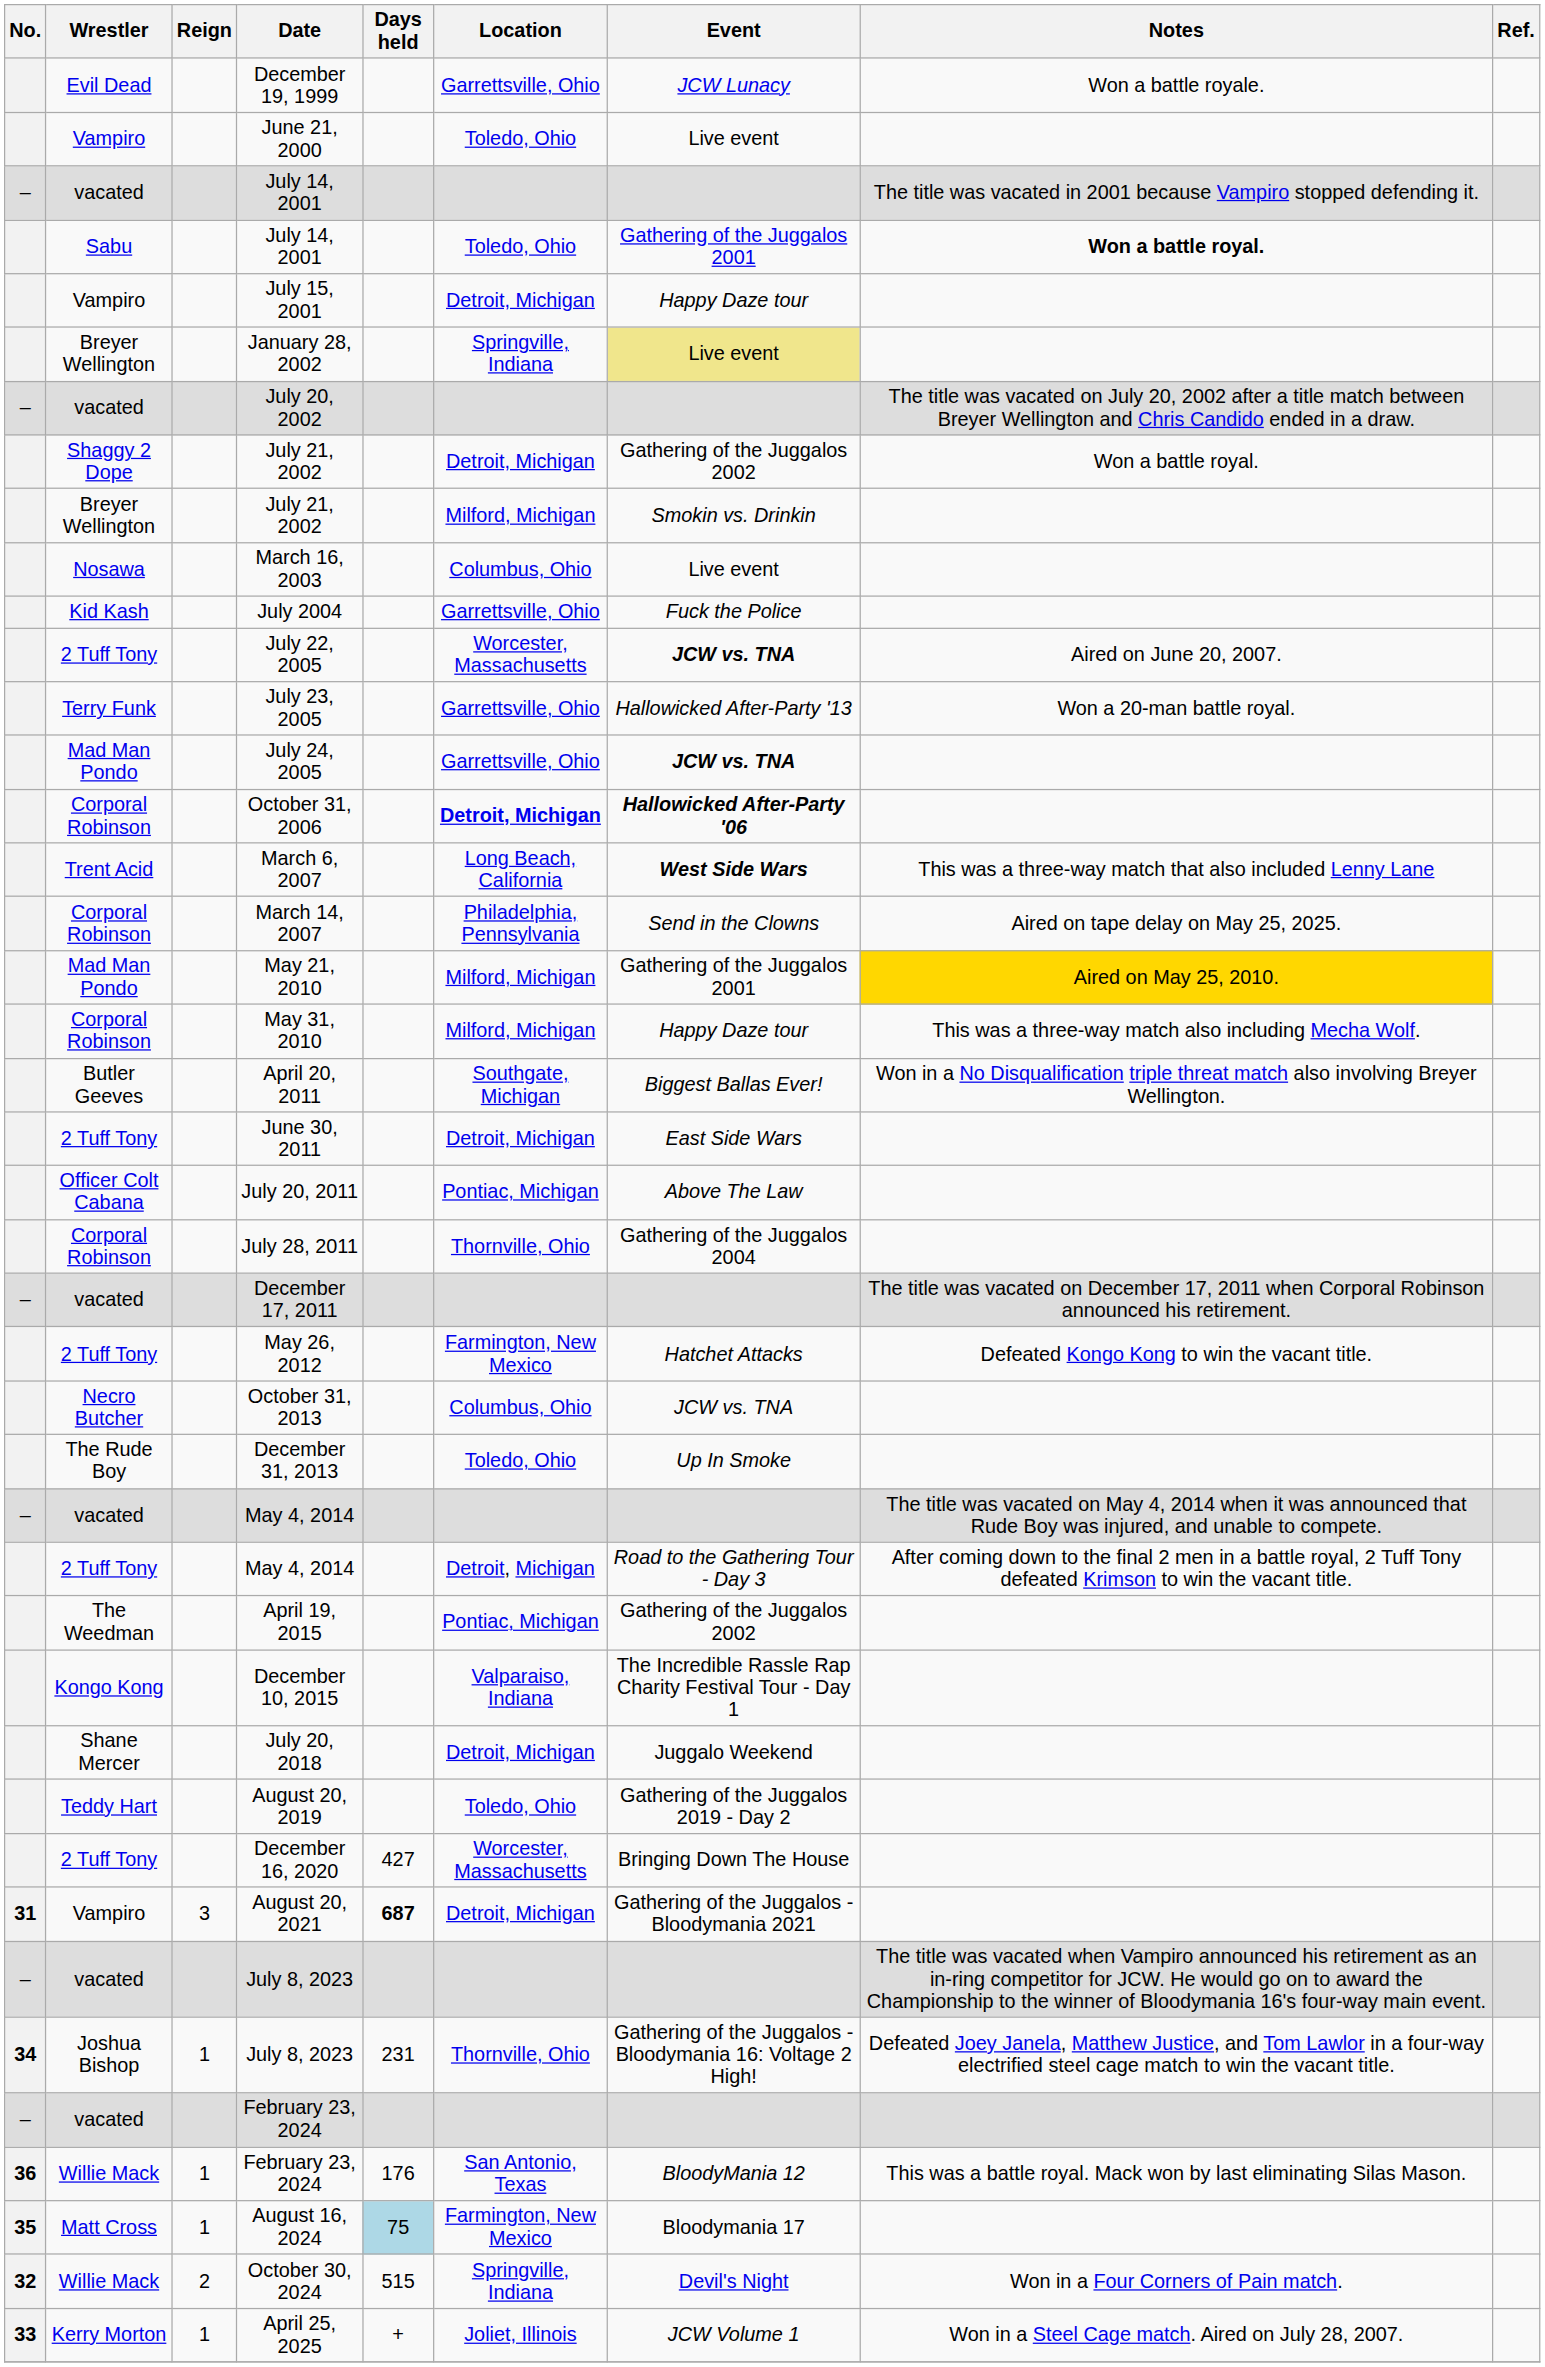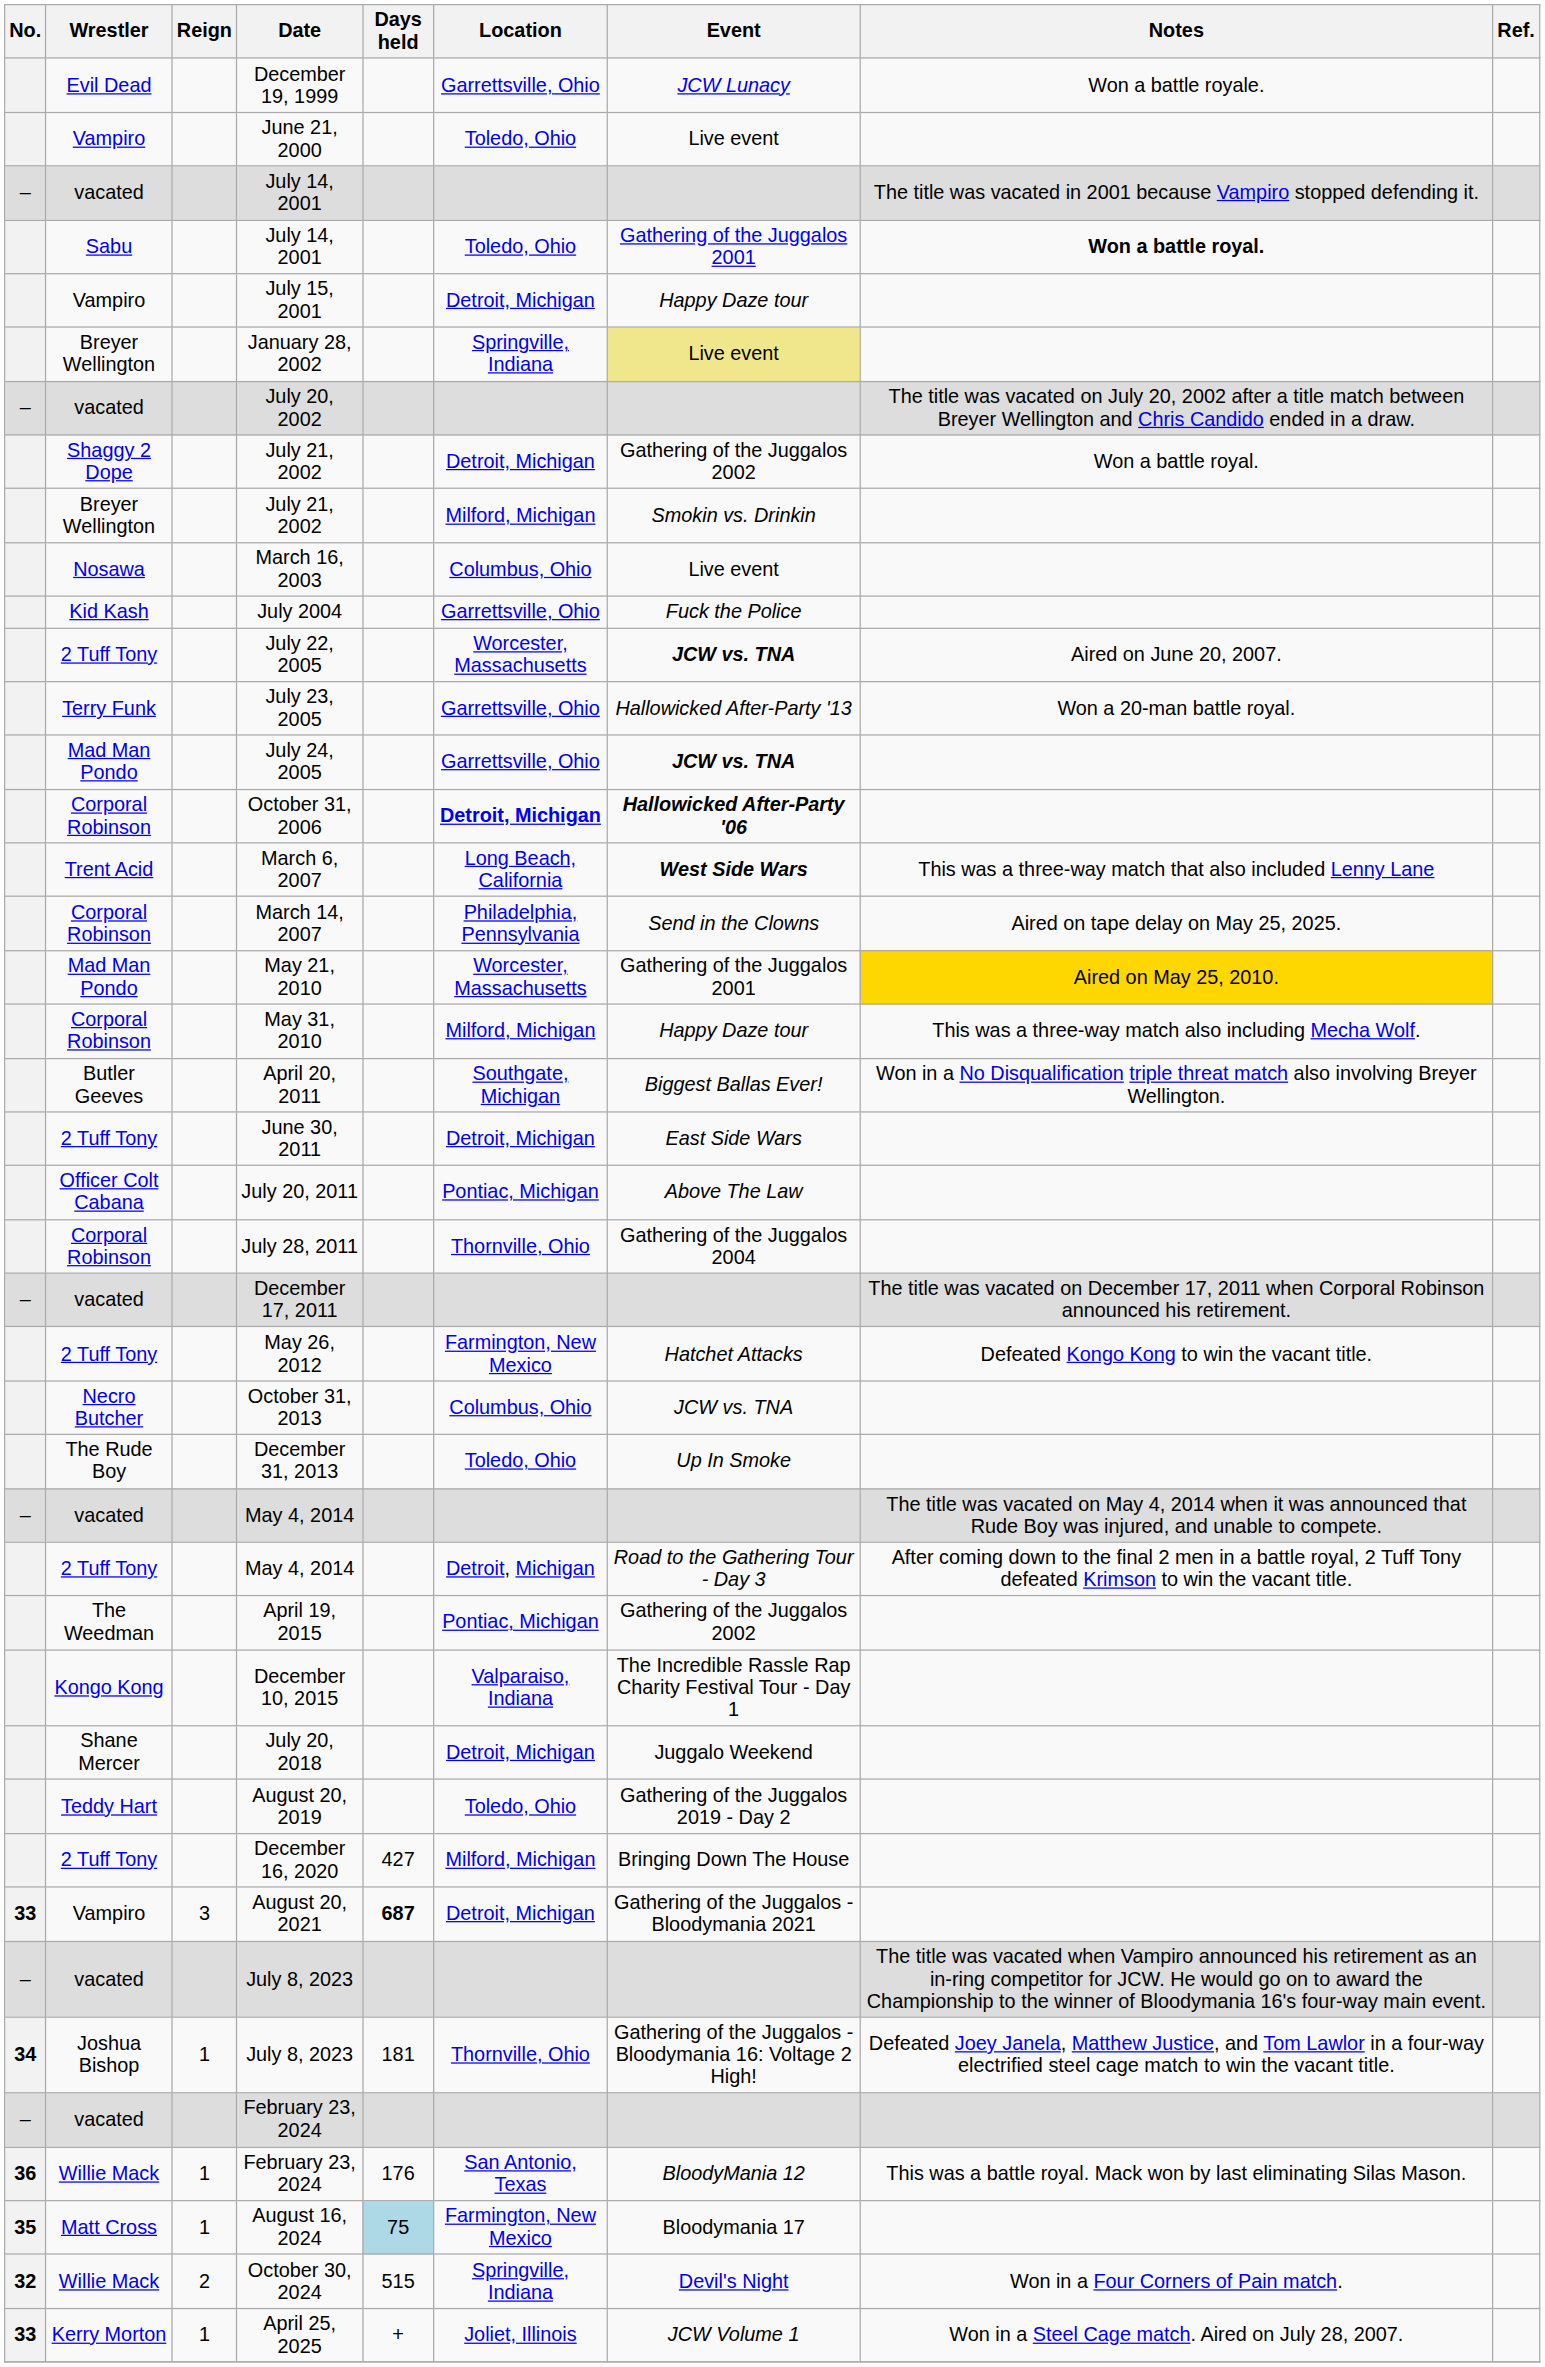(520, 977) Milford, Michigan -> (520, 977) Worcester, Massachusetts
(520, 1860) Worcester, Massachusetts -> (520, 1860) Milford, Michigan
(25, 1913) 31 -> (25, 1913) 33
(398, 2054) 231 -> (398, 2054) 181
